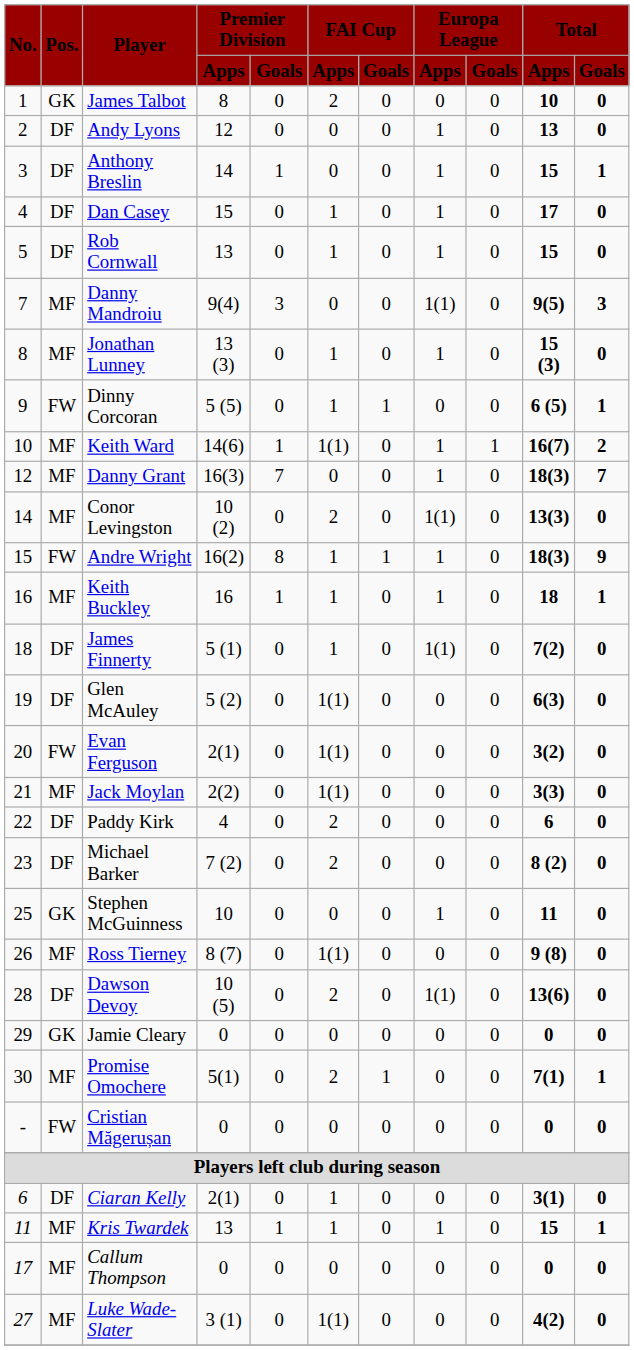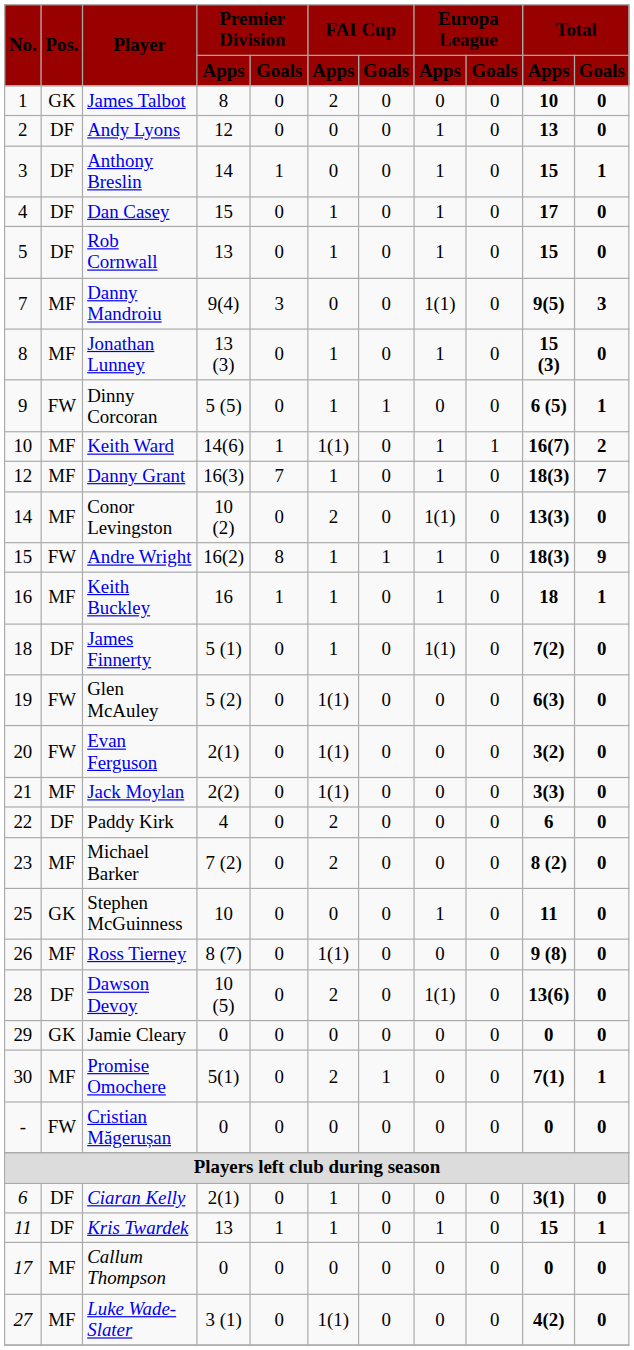(333, 476) 0 -> (333, 476) 1
(62, 700) DF -> (62, 700) FW
(62, 862) DF -> (62, 862) MF
(62, 1227) MF -> (62, 1227) DF
